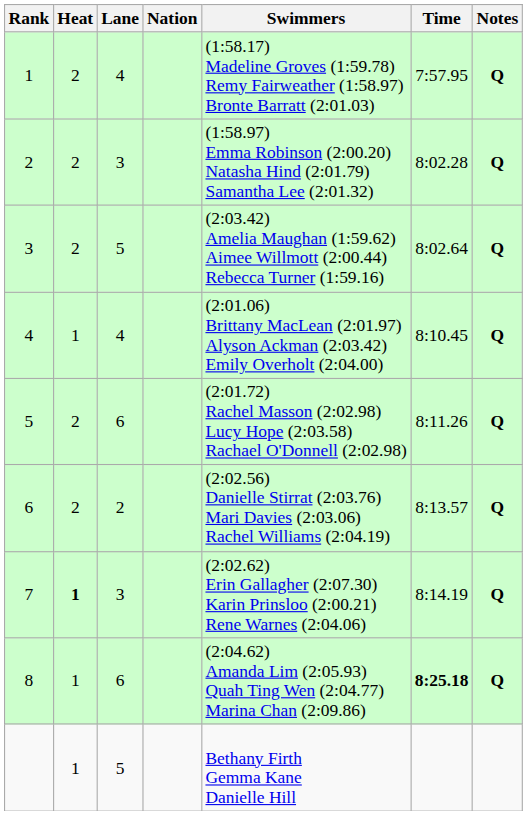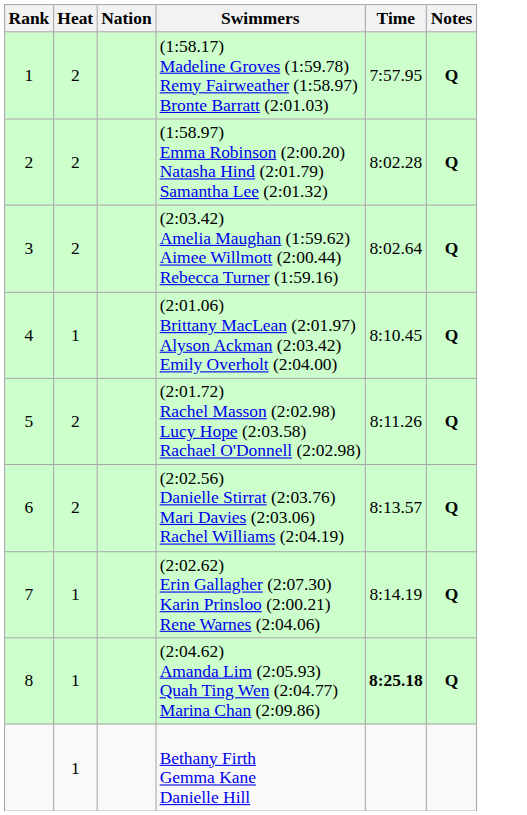- column: (120, 18)
(75, 594) bold -> (75, 594) normal
